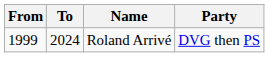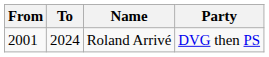(23, 39) 1999 -> (23, 39) 2001
